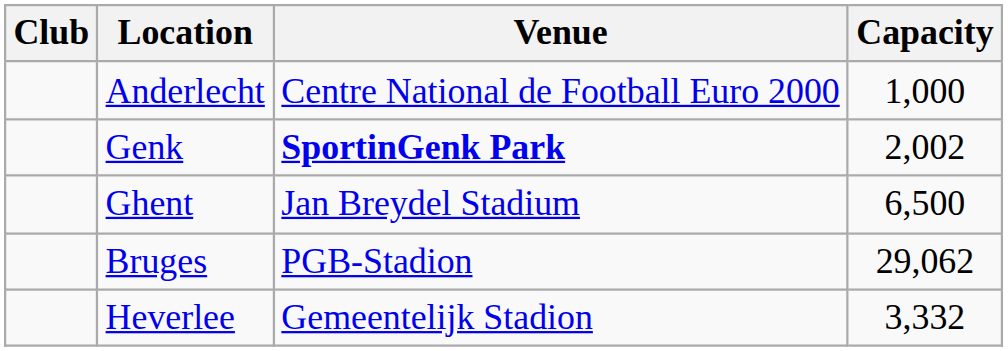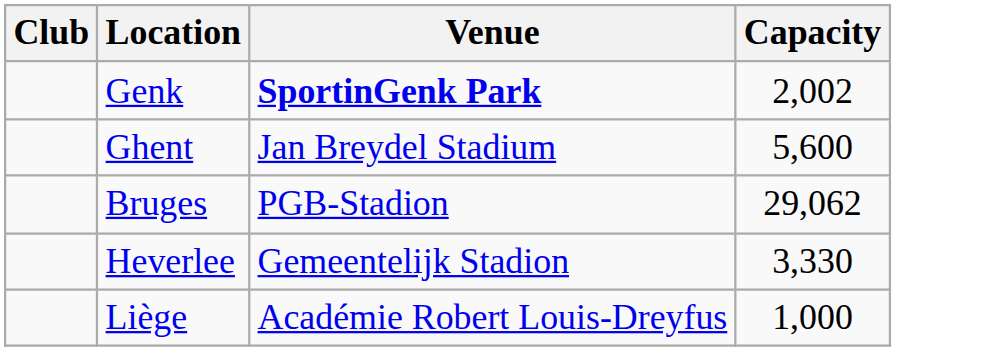- row: (185, 89)
(925, 203) 6,500 -> (812, 146) 5,600
(925, 317) 3,332 -> (812, 260) 3,330
+ row: (146, 317)
